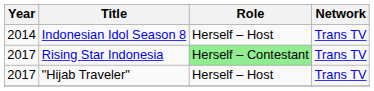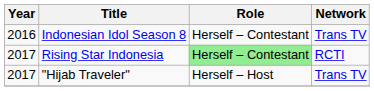(22, 34) 2014 -> (22, 34) 2016
(233, 34) Herself – Host -> (250, 34) Herself – Contestant
(341, 55) Trans TV -> (330, 55) RCTI
